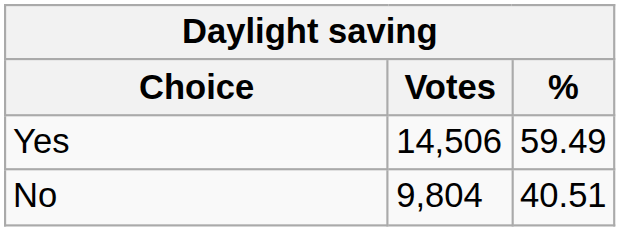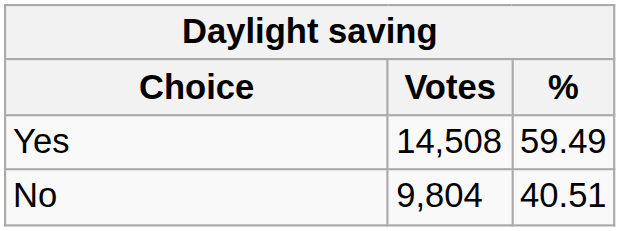(449, 141) 14,506 -> (449, 141) 14,508
